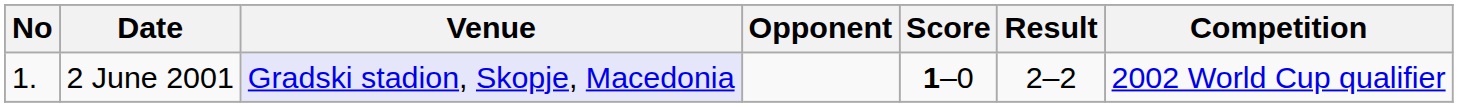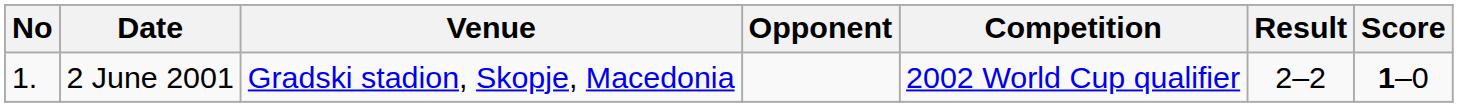columns swapped: (948, 28) <-> (1279, 28)
(491, 76) lavender background -> (491, 76) no background
